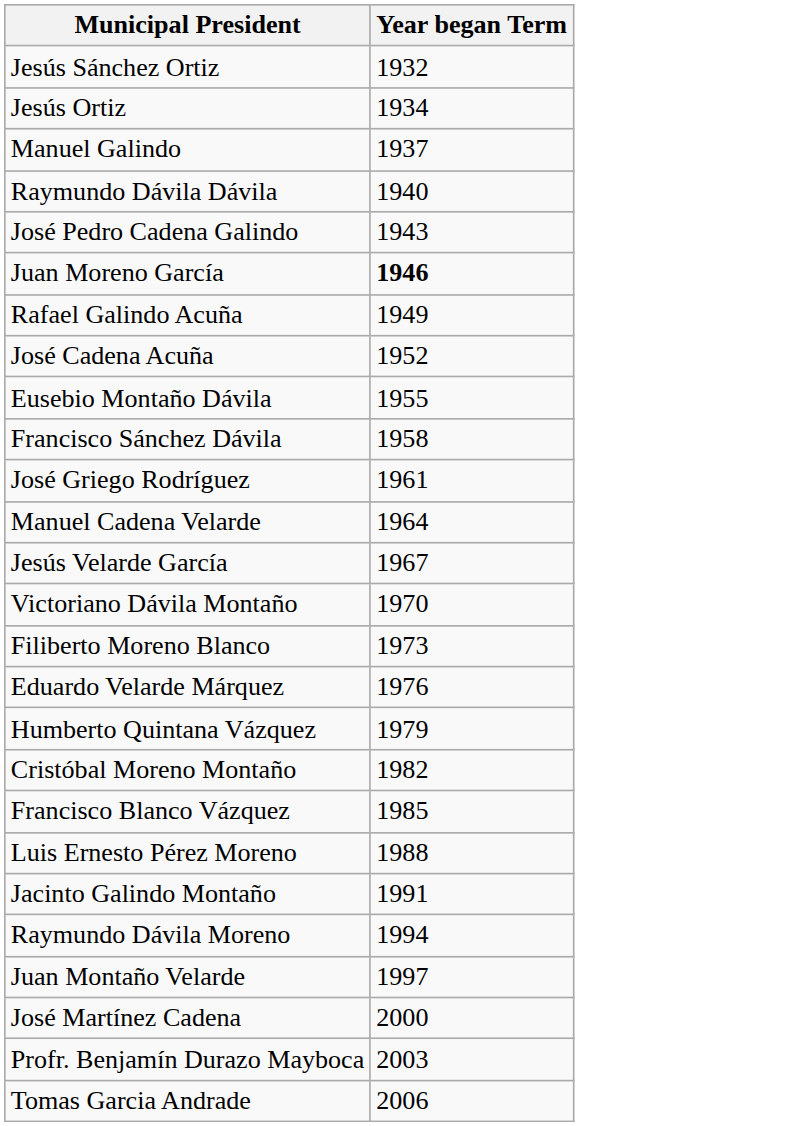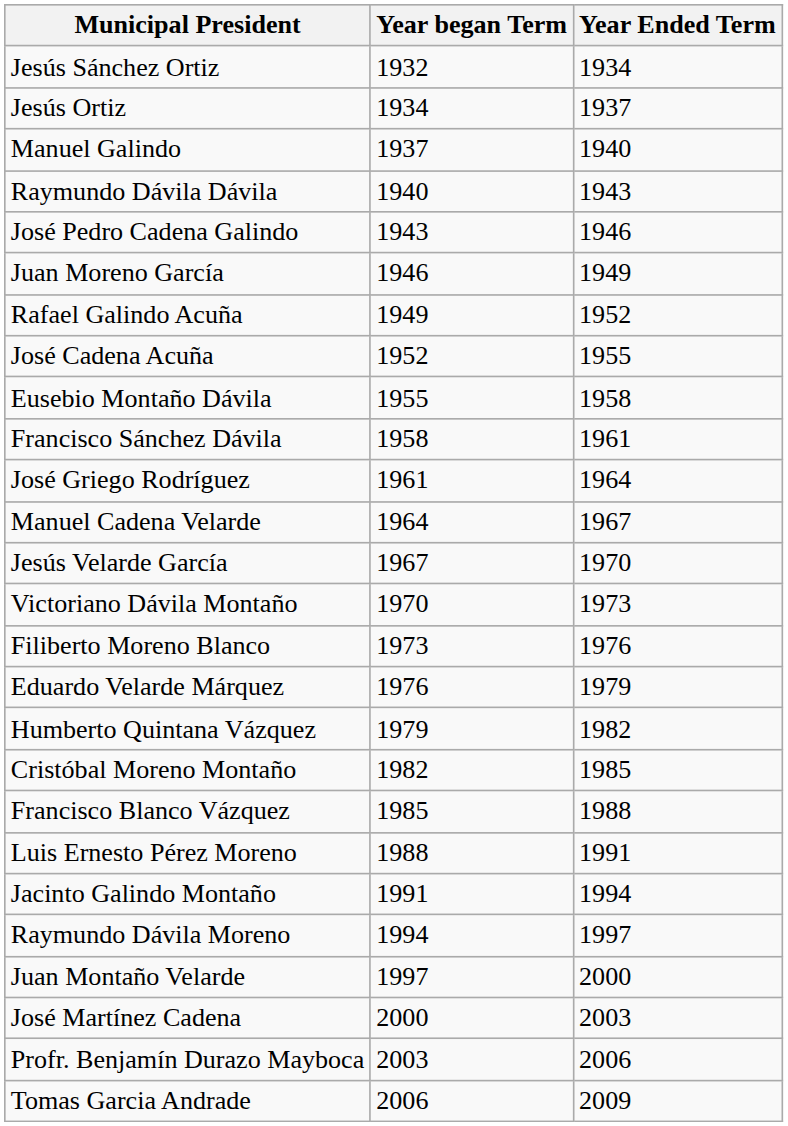+ column: (677, 25)
(402, 273) bold -> (402, 273) normal
